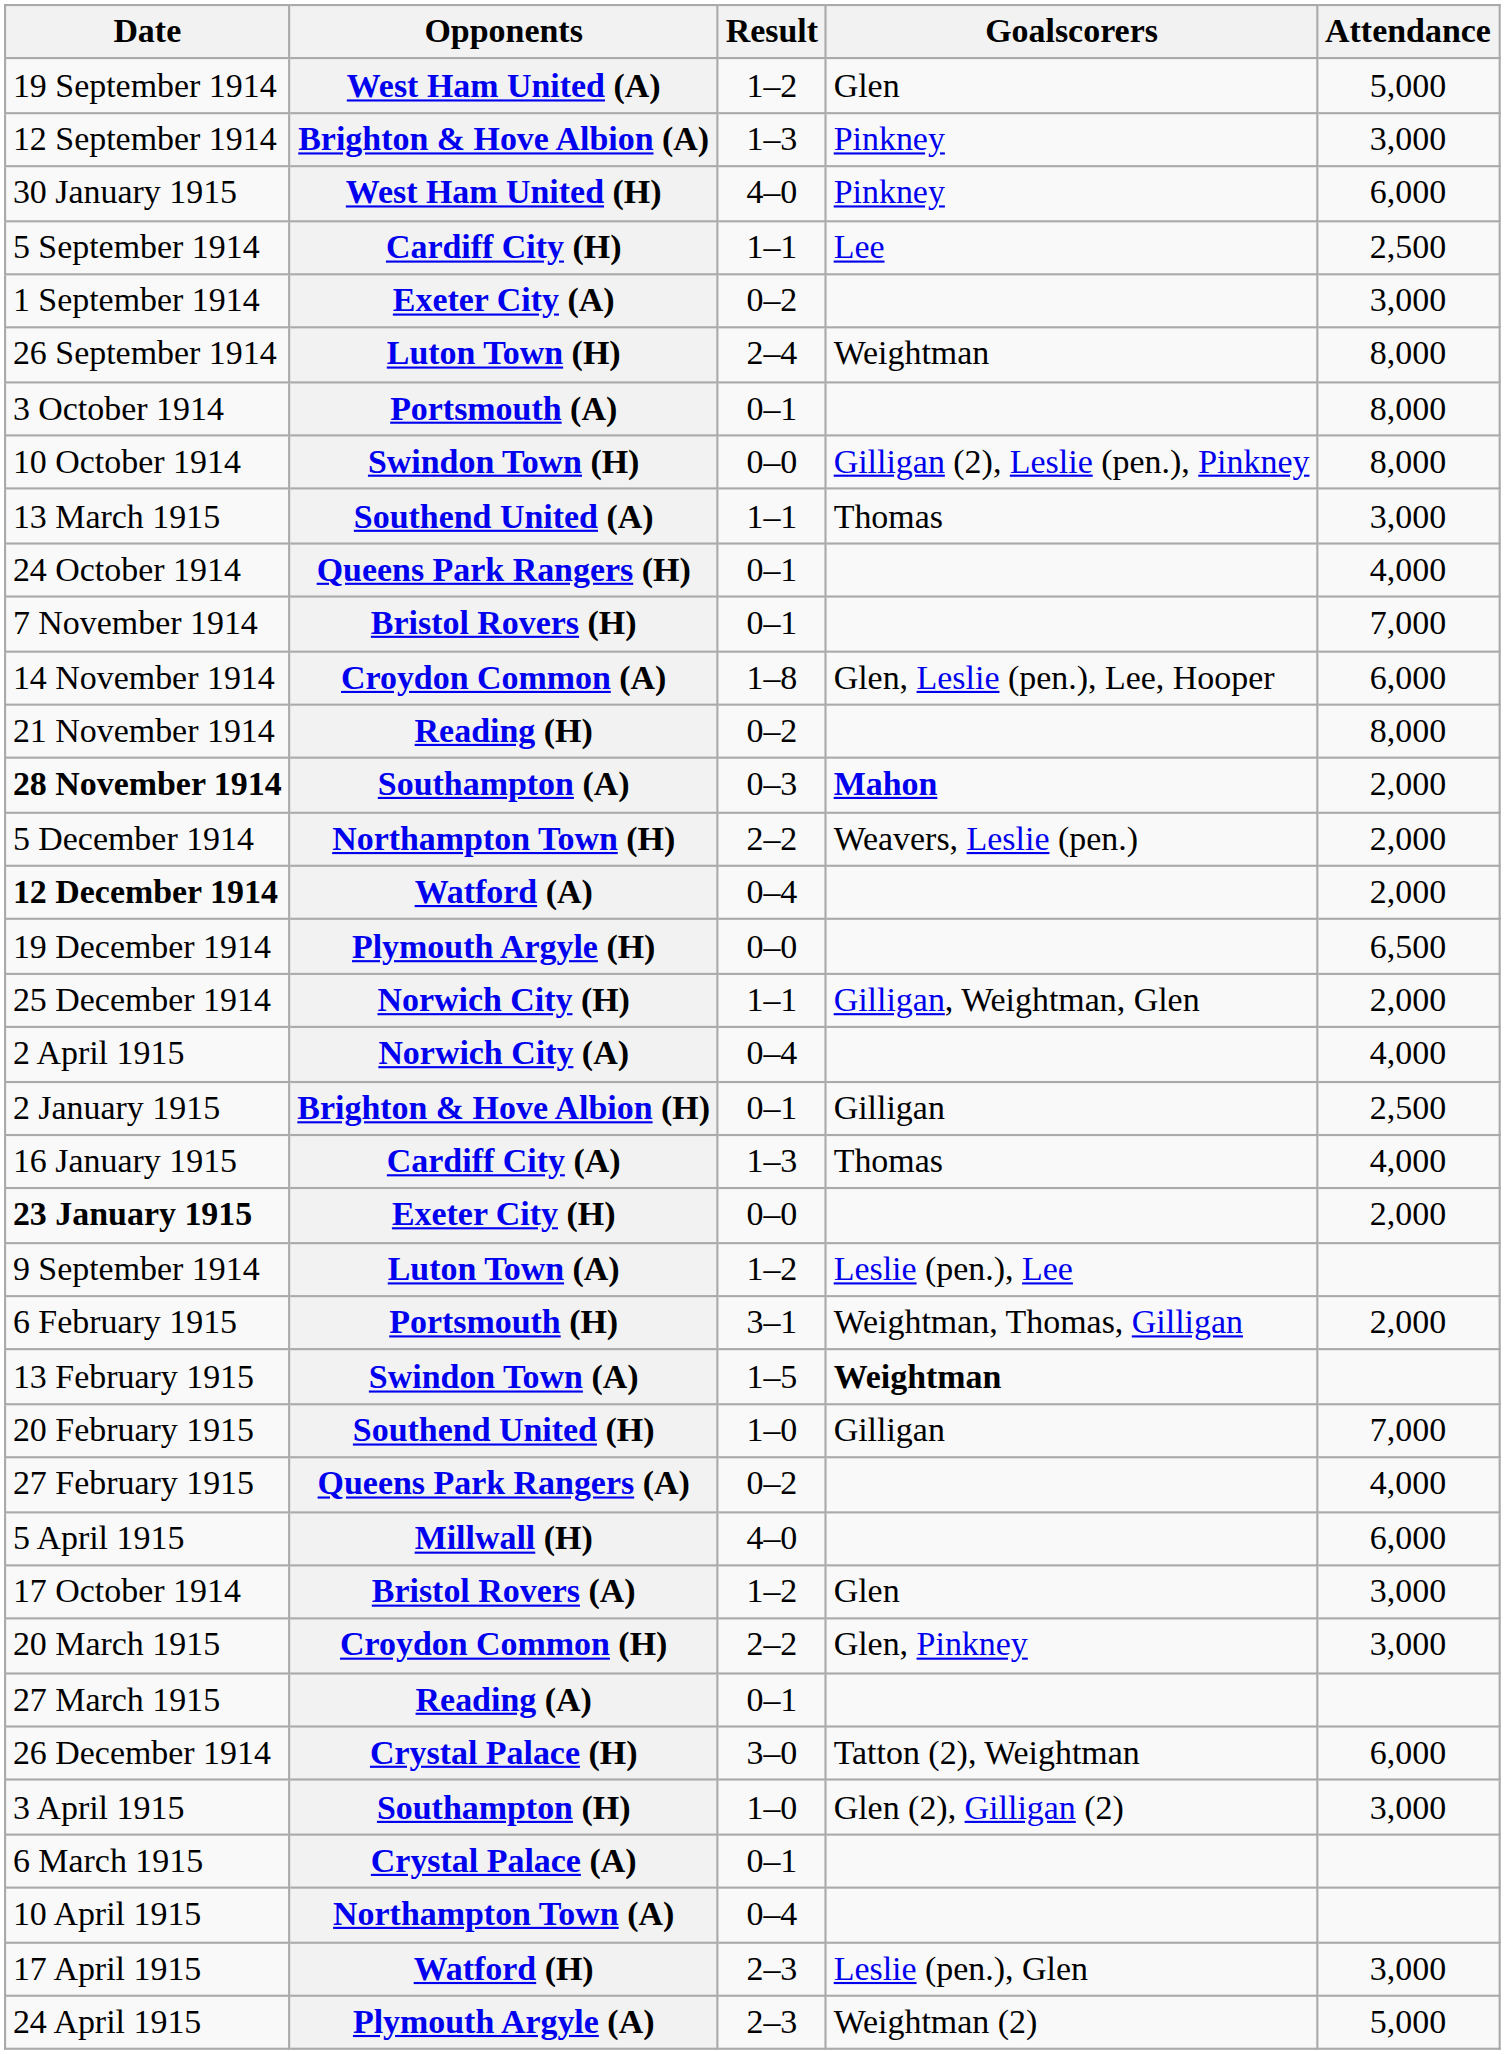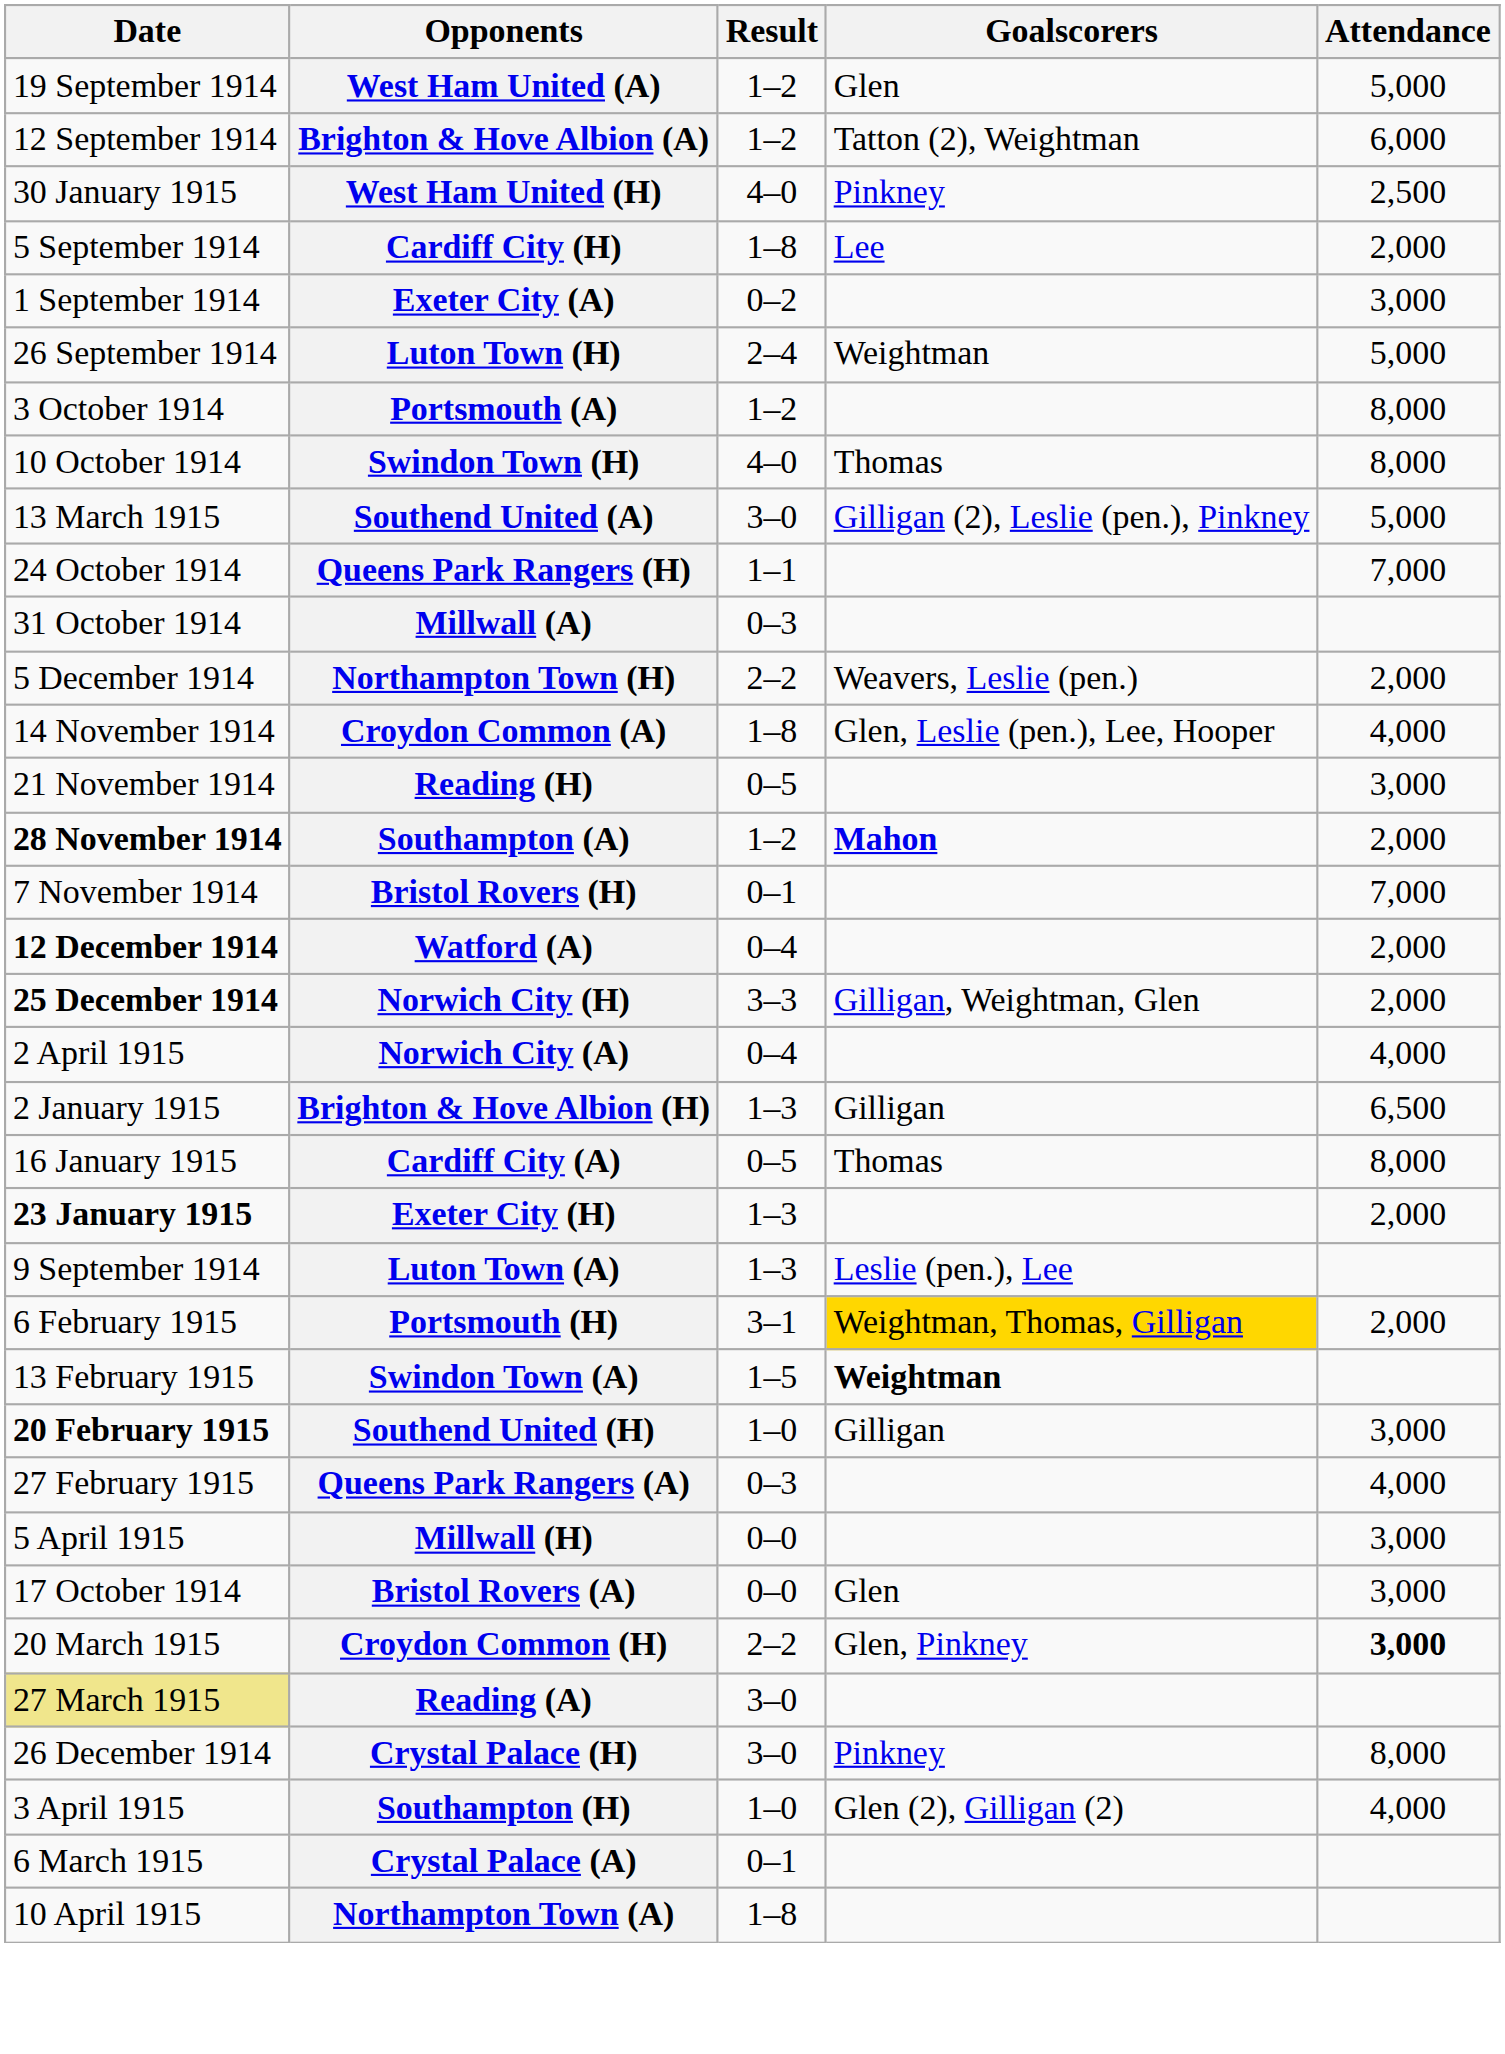(772, 138) 1–3 -> (772, 138) 1–2
(889, 138) Pinkney -> (987, 138) Tatton (2), Weightman
(1408, 138) 3,000 -> (1408, 138) 6,000
(1408, 192) 6,000 -> (1408, 192) 2,500
(772, 246) 1–1 -> (772, 246) 1–8
(1408, 246) 2,500 -> (1408, 246) 2,000
(1408, 354) 8,000 -> (1408, 354) 5,000
(772, 407) 0–1 -> (772, 407) 1–2
(772, 461) 0–0 -> (772, 461) 4–0
(1072, 461) Gilligan (2), Leslie (pen.), Pinkney -> (888, 461) Thomas
(772, 515) 1–1 -> (772, 515) 3–0
(888, 515) Thomas -> (1072, 515) Gilligan (2), Leslie (pen.), Pinkney
(1408, 515) 3,000 -> (1408, 515) 5,000
(772, 569) 0–1 -> (772, 569) 1–1
(1408, 569) 4,000 -> (1408, 569) 7,000
+ row: (504, 623)
rows swapped: (504, 623) <-> (504, 838)
(1408, 676) 6,000 -> (1408, 730) 4,000
(772, 730) 0–2 -> (772, 784) 0–5
(1408, 730) 8,000 -> (1408, 784) 3,000
(772, 784) 0–3 -> (772, 838) 1–2
- row: (504, 945)
(142, 999) normal -> (145, 999) bold
(772, 999) 1–1 -> (772, 999) 3–3
(772, 1107) 0–1 -> (772, 1107) 1–3
(1408, 1107) 2,500 -> (1408, 1107) 6,500
(772, 1161) 1–3 -> (772, 1161) 0–5
(1408, 1161) 4,000 -> (1408, 1161) 8,000
(772, 1214) 0–0 -> (772, 1214) 1–3
(772, 1268) 1–2 -> (772, 1268) 1–3
(1038, 1322) no background -> (1038, 1322) gold background
(133, 1430) normal -> (141, 1430) bold
(1408, 1430) 7,000 -> (1408, 1430) 3,000
(772, 1483) 0–2 -> (772, 1483) 0–3
(772, 1537) 4–0 -> (772, 1537) 0–0
(1408, 1537) 6,000 -> (1408, 1537) 3,000
(772, 1591) 1–2 -> (772, 1591) 0–0
(1408, 1645) normal -> (1408, 1645) bold
(117, 1699) no background -> (117, 1699) khaki background
(772, 1699) 0–1 -> (772, 1699) 3–0
(987, 1752) Tatton (2), Weightman -> (889, 1752) Pinkney
(1408, 1752) 6,000 -> (1408, 1752) 8,000
(1408, 1806) 3,000 -> (1408, 1806) 4,000
(772, 1914) 0–4 -> (772, 1914) 1–8
- row: (504, 1968)
- row: (504, 2021)
